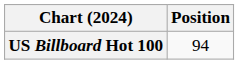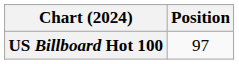(200, 45) 94 -> (200, 45) 97
